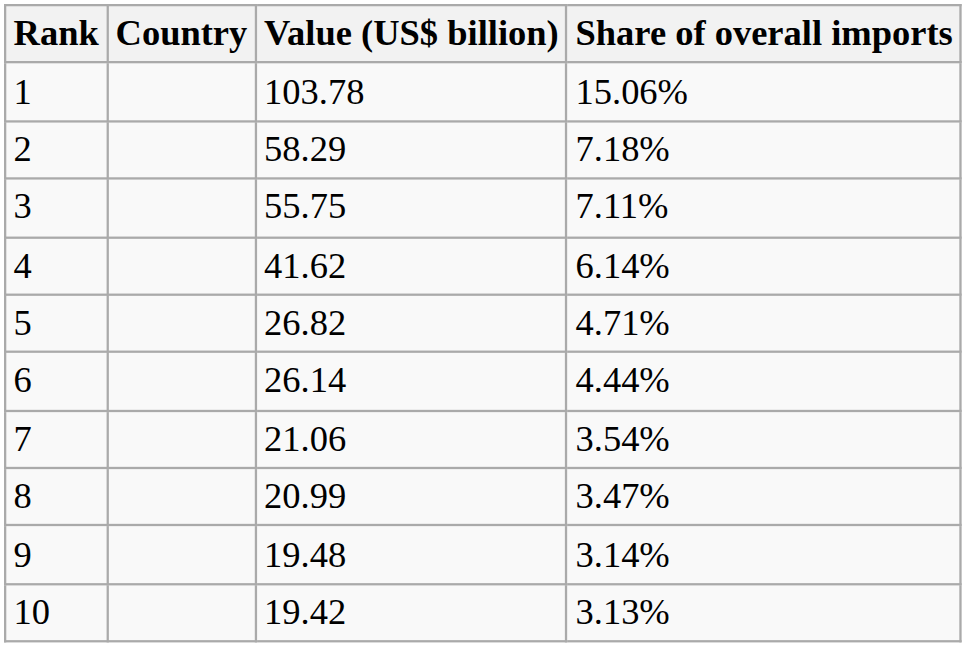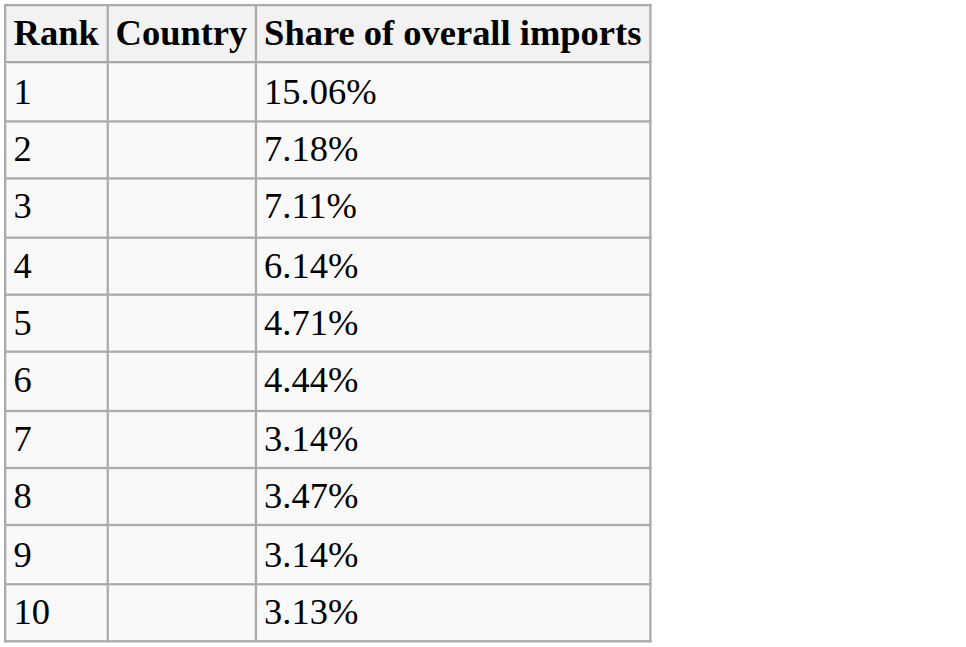- column: (411, 33)
(623, 438) 3.54% -> (311, 438) 3.14%
